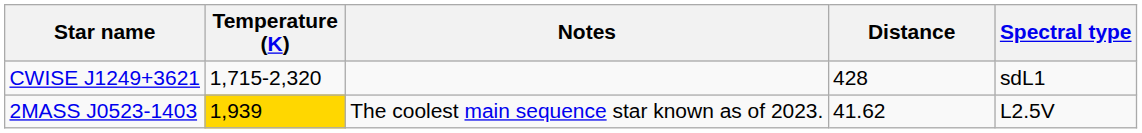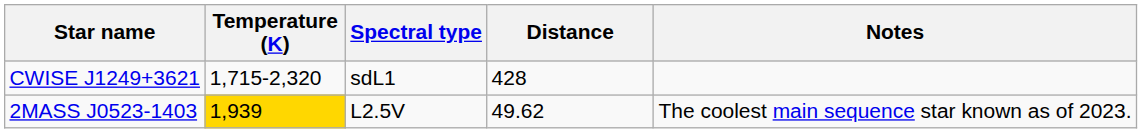columns swapped: (1066, 32) <-> (587, 32)
(859, 111) 41.62 -> (518, 111) 49.62
